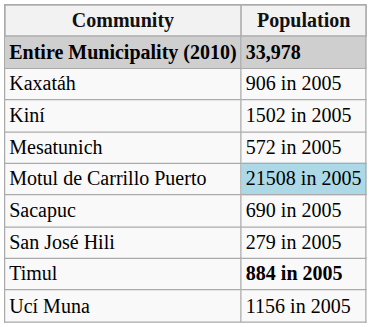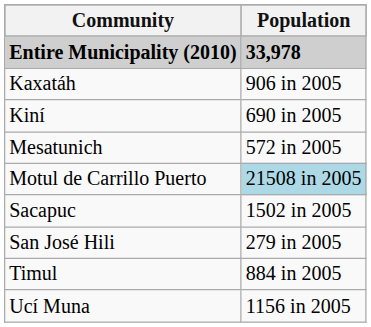(299, 115) 1502 in 2005 -> (294, 115) 690 in 2005
(294, 210) 690 in 2005 -> (299, 210) 1502 in 2005
(294, 274) bold -> (294, 274) normal
